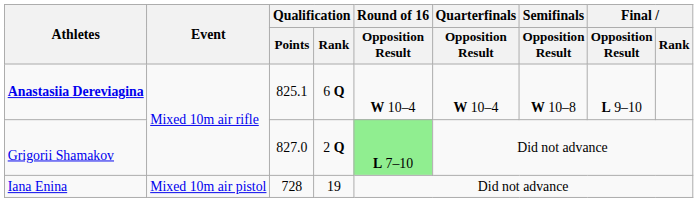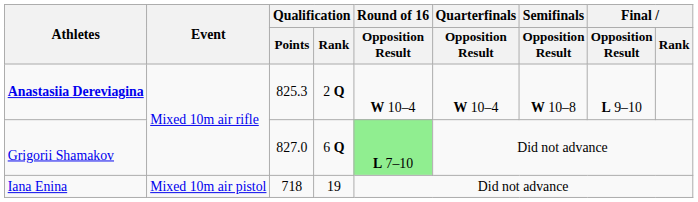(292, 92) 825.1 -> (292, 92) 825.3
(334, 92) 6 Q -> (334, 92) 2 Q
(334, 147) 2 Q -> (334, 147) 6 Q
(292, 186) 728 -> (292, 186) 718
